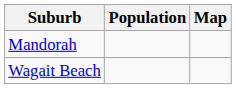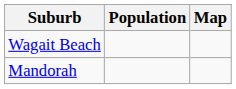rows swapped: (55, 70) <-> (43, 44)
